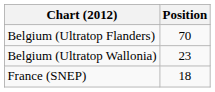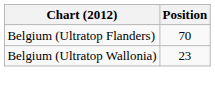- row: (47, 76)
